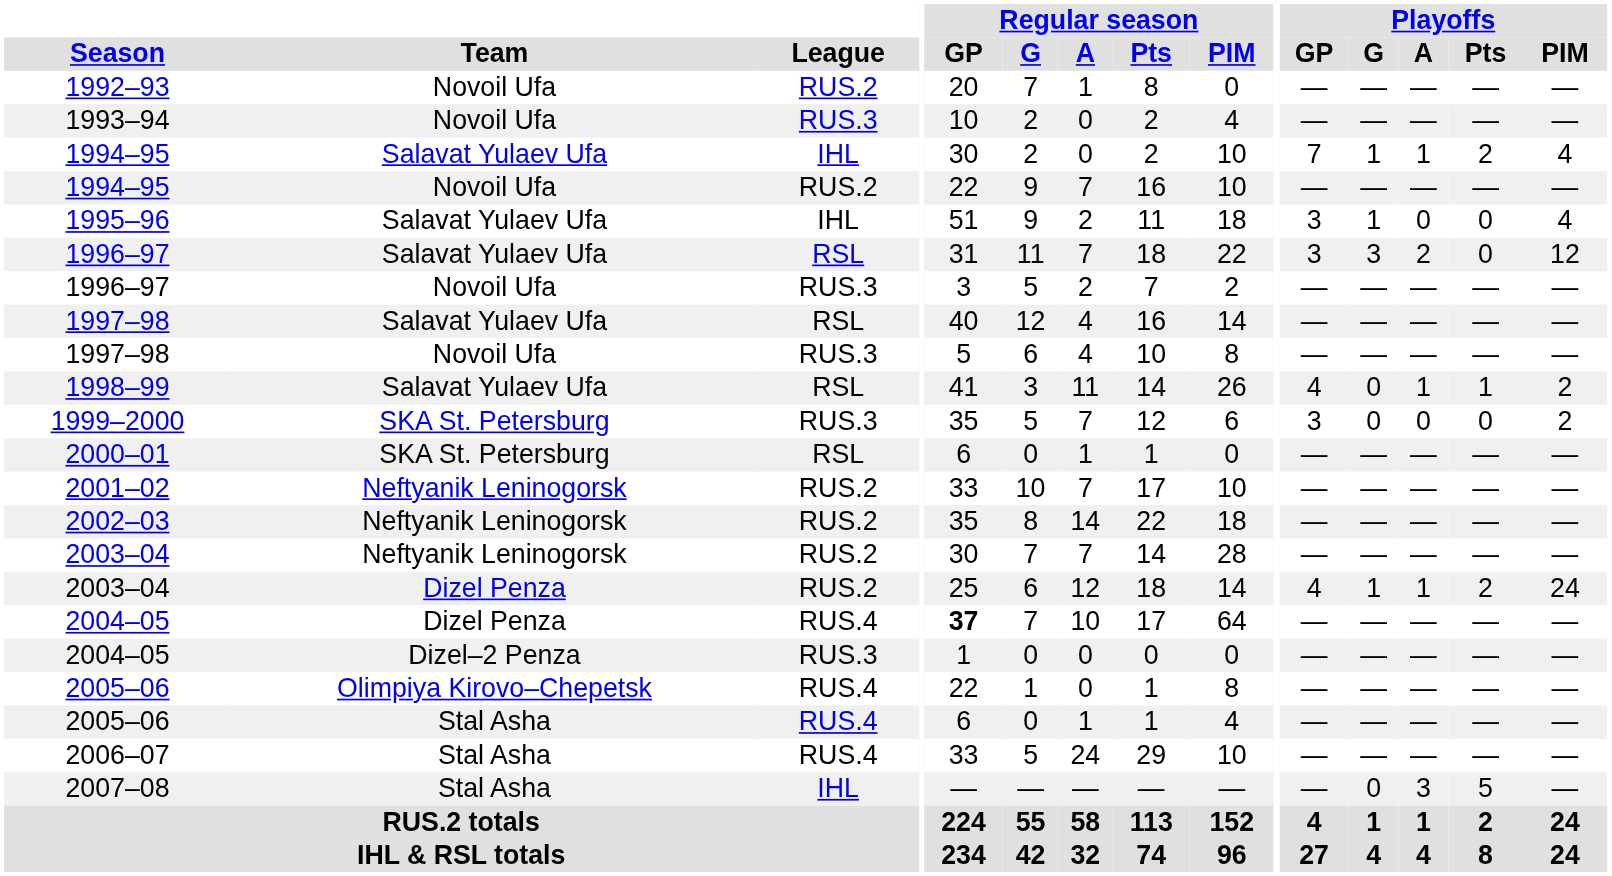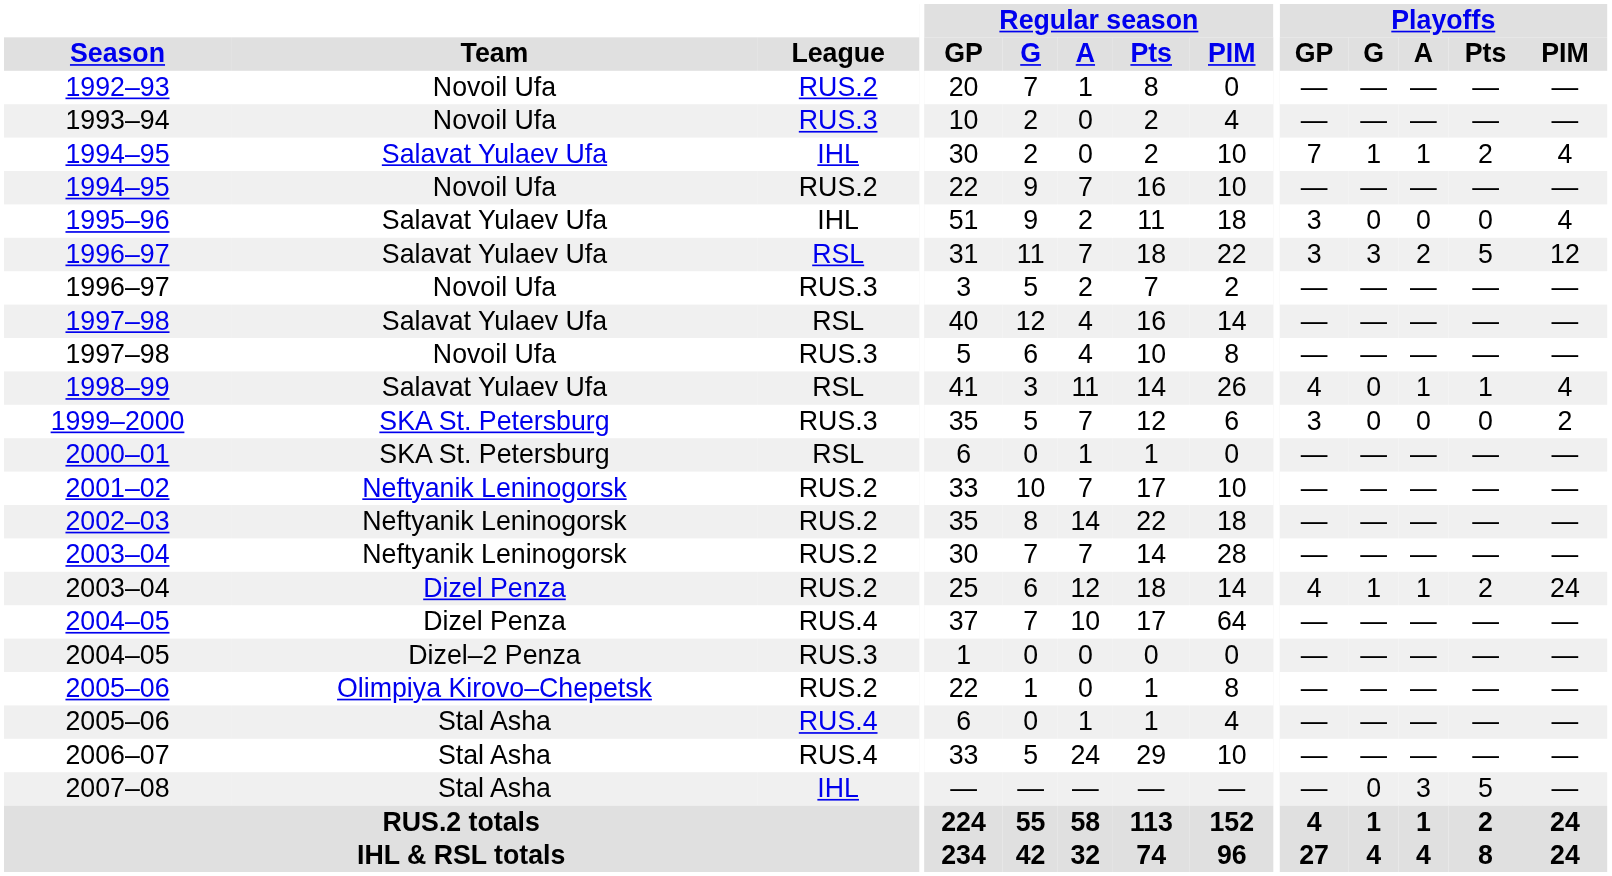(1374, 220) 1 -> (1374, 220) 0
(1486, 254) 0 -> (1486, 254) 5
(1565, 387) 2 -> (1565, 387) 4
(964, 621) bold -> (964, 621) normal
(838, 688) RUS.4 -> (838, 688) RUS.2
